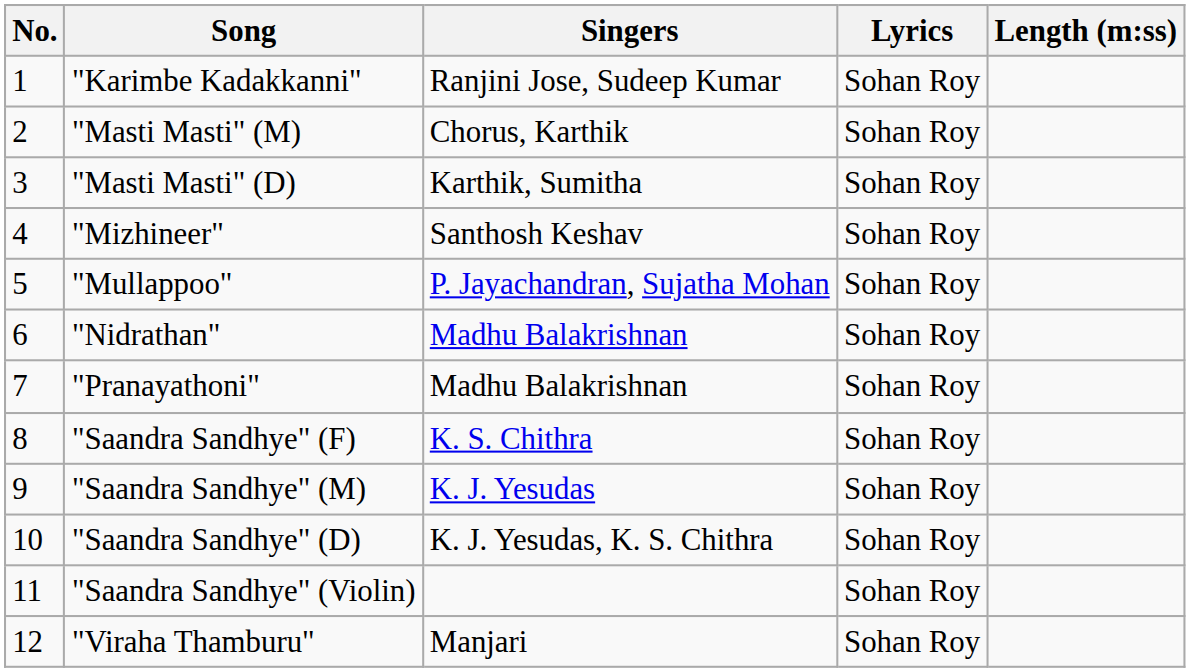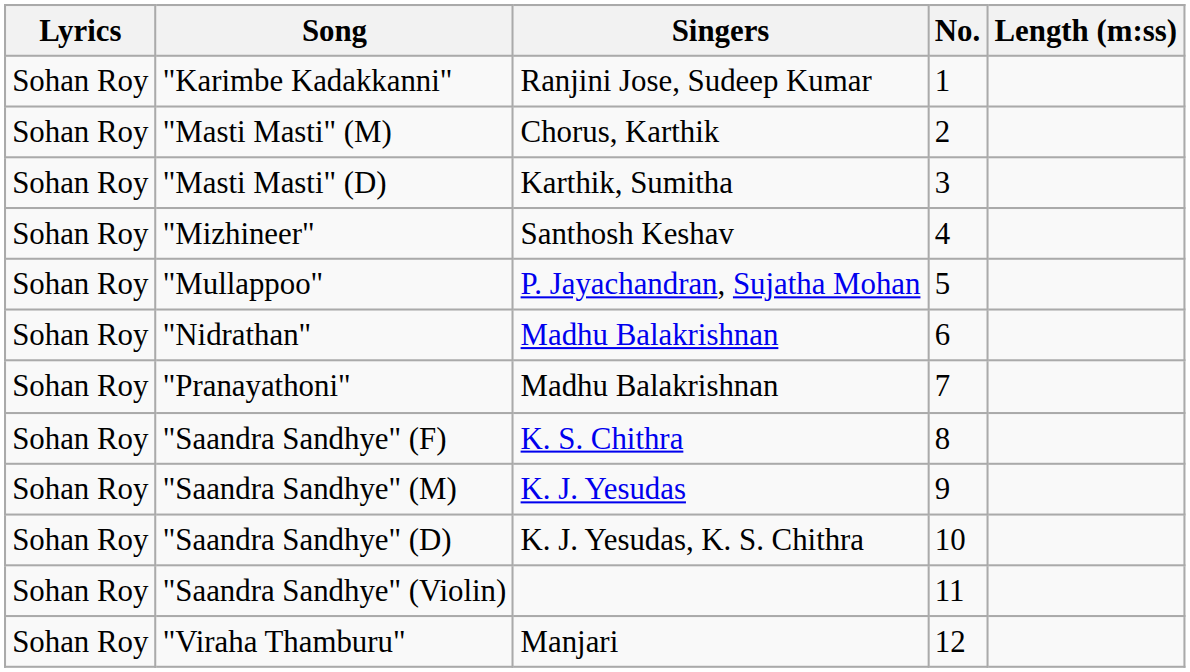columns swapped: (35, 30) <-> (912, 30)
